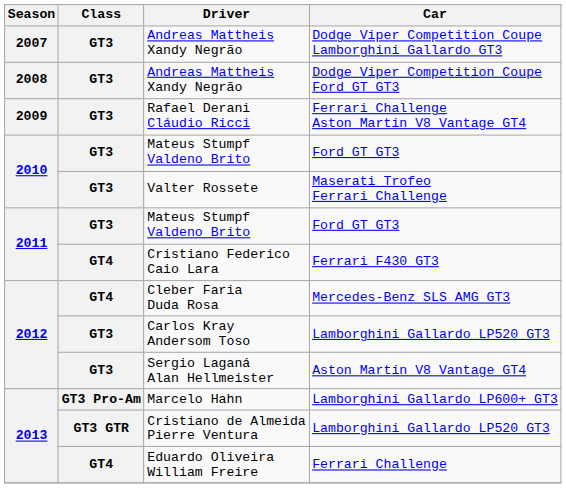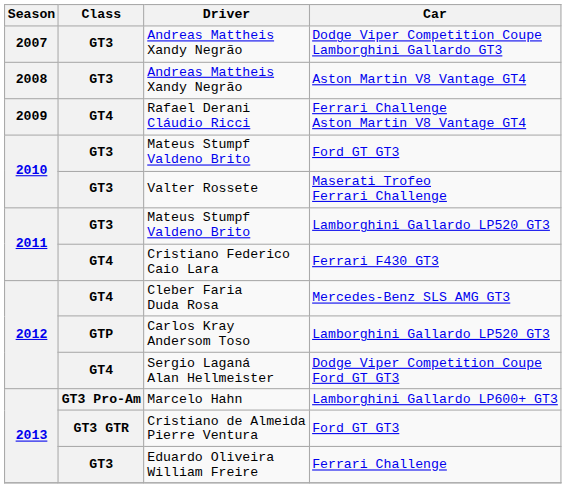(427, 81) Dodge Viper Competition Coupe Ford GT GT3 -> (419, 81) Aston Martin V8 Vantage GT4
(101, 117) GT3 -> (101, 117) GT4
(356, 226) Ford GT GT3 -> (431, 226) Lamborghini Gallardo LP520 GT3
(101, 335) GT3 -> (101, 335) GTP
(101, 371) GT3 -> (101, 371) GT4
(419, 371) Aston Martin V8 Vantage GT4 -> (427, 371) Dodge Viper Competition Coupe Ford GT GT3
(431, 429) Lamborghini Gallardo LP520 GT3 -> (356, 429) Ford GT GT3
(101, 465) GT4 -> (101, 465) GT3
